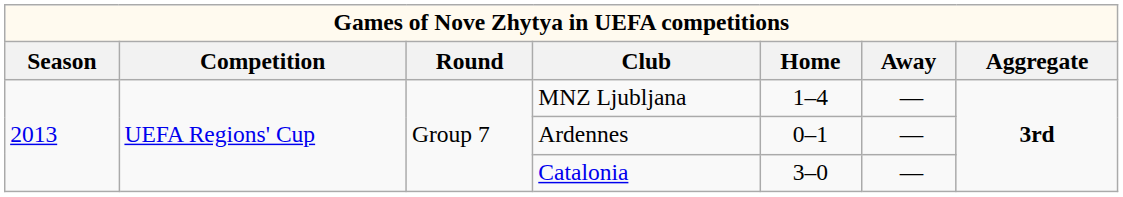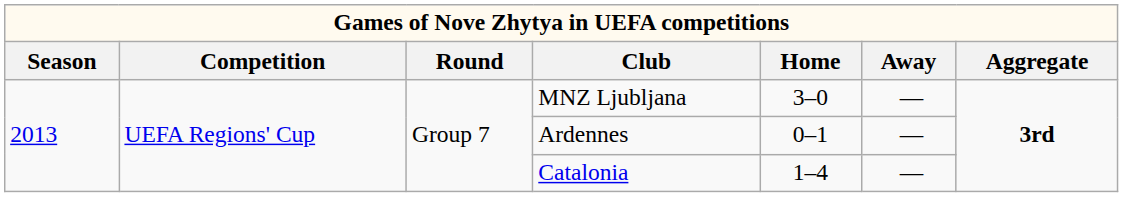(810, 97) 1–4 -> (810, 97) 3–0
(810, 172) 3–0 -> (810, 172) 1–4
